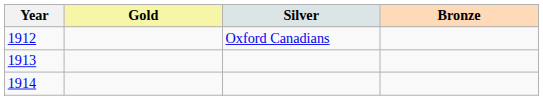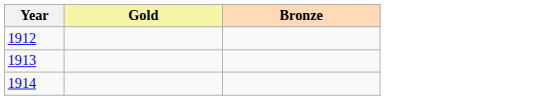- column: (301, 15)
